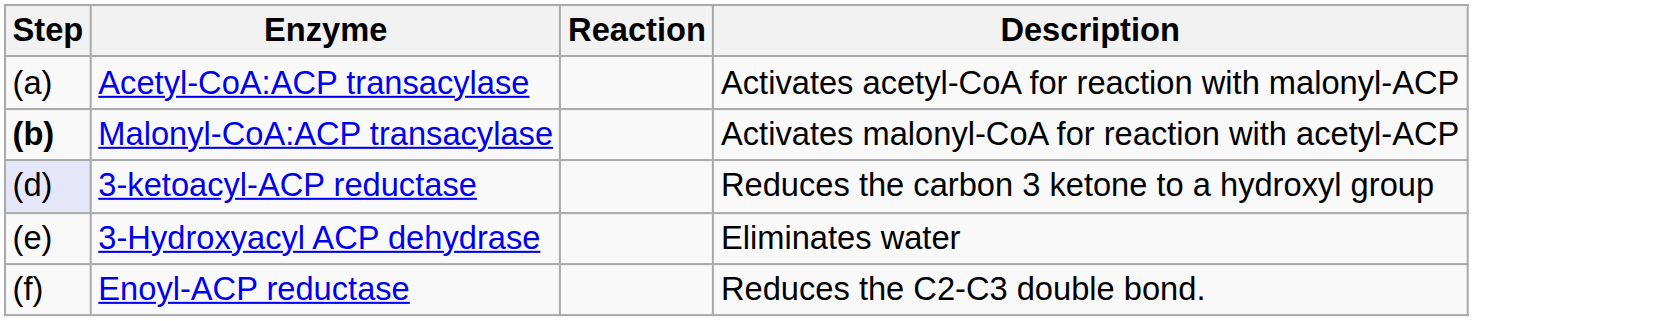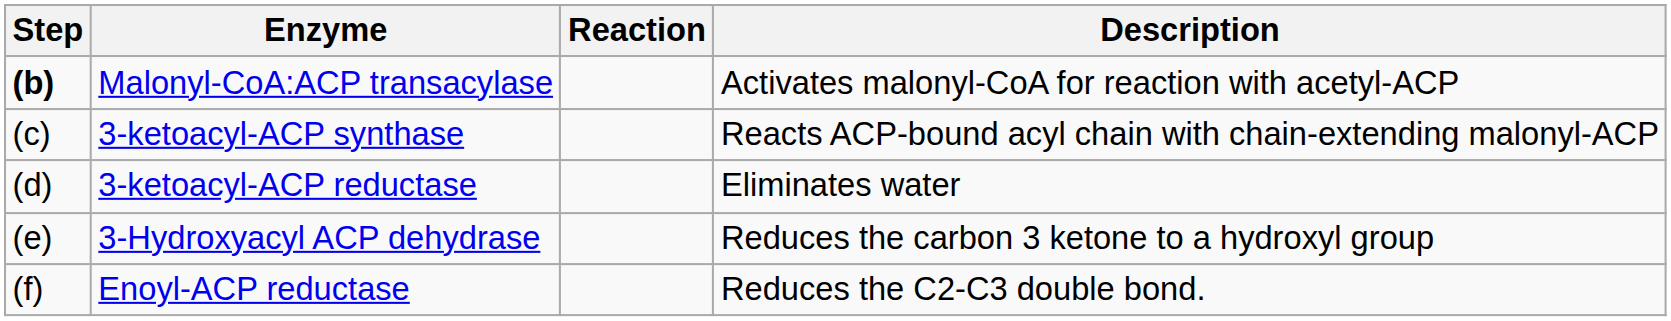- row: (314, 82)
+ row: (281, 133)
(32, 185) lavender background -> (32, 185) no background
(1078, 185) Reduces the carbon 3 ketone to a hydroxyl group -> (841, 185) Eliminates water
(841, 237) Eliminates water -> (1078, 237) Reduces the carbon 3 ketone to a hydroxyl group
